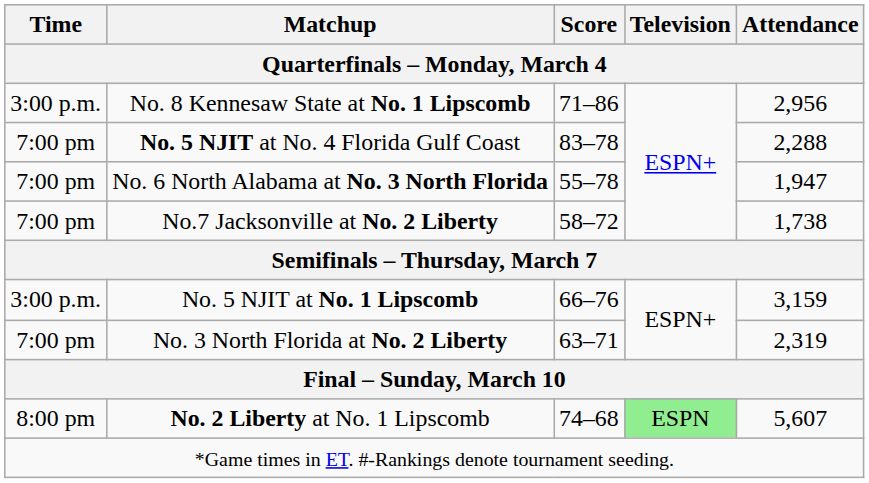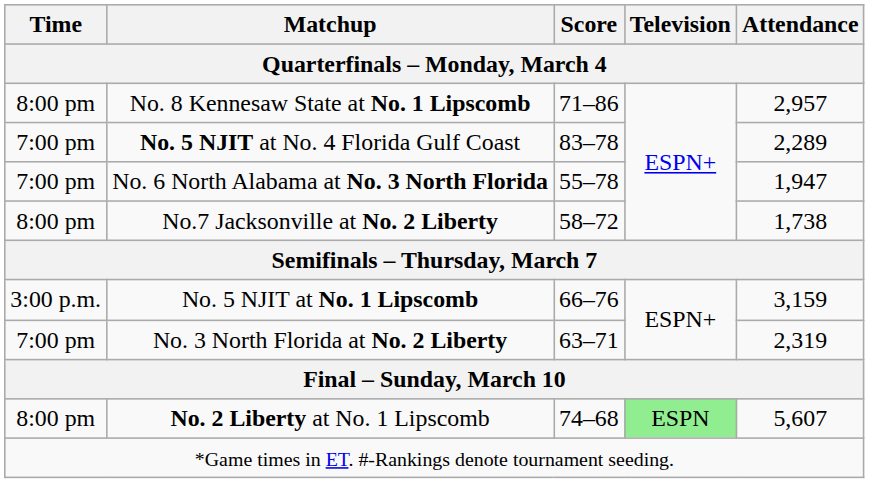(56, 103) 3:00 p.m. -> (56, 103) 8:00 pm
(800, 103) 2,956 -> (800, 103) 2,957
(800, 142) 2,288 -> (800, 142) 2,289
(56, 221) 7:00 pm -> (56, 221) 8:00 pm
